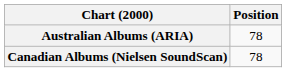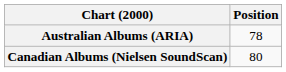(256, 56) 78 -> (256, 56) 80
